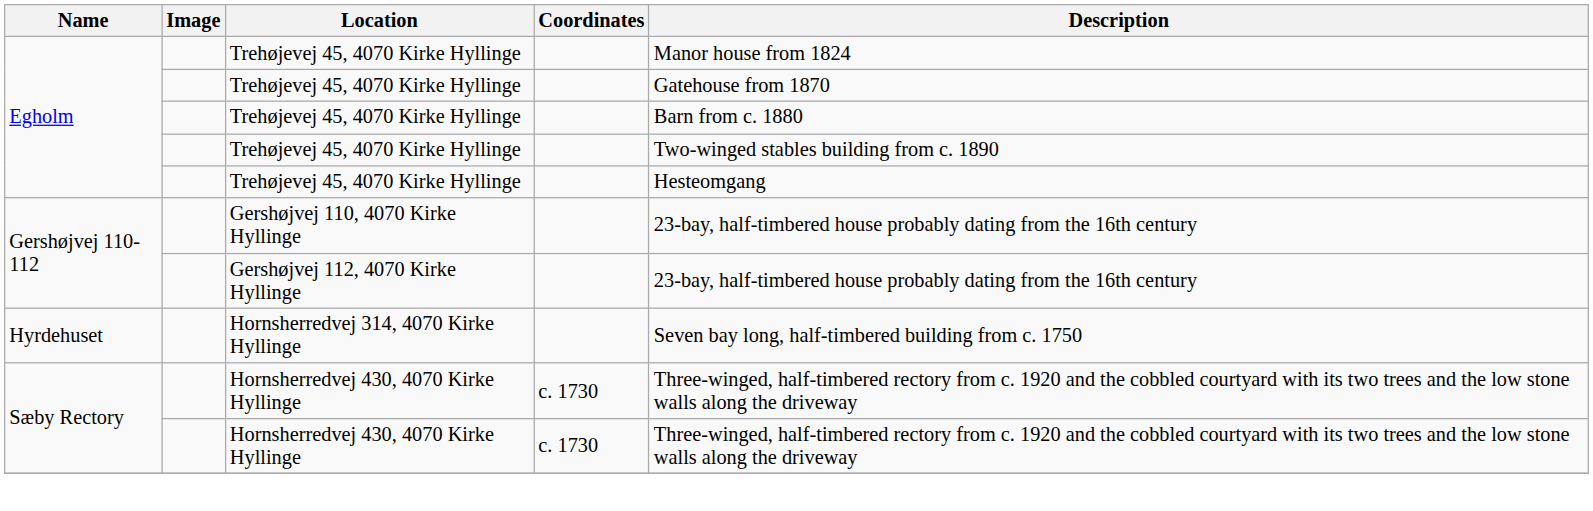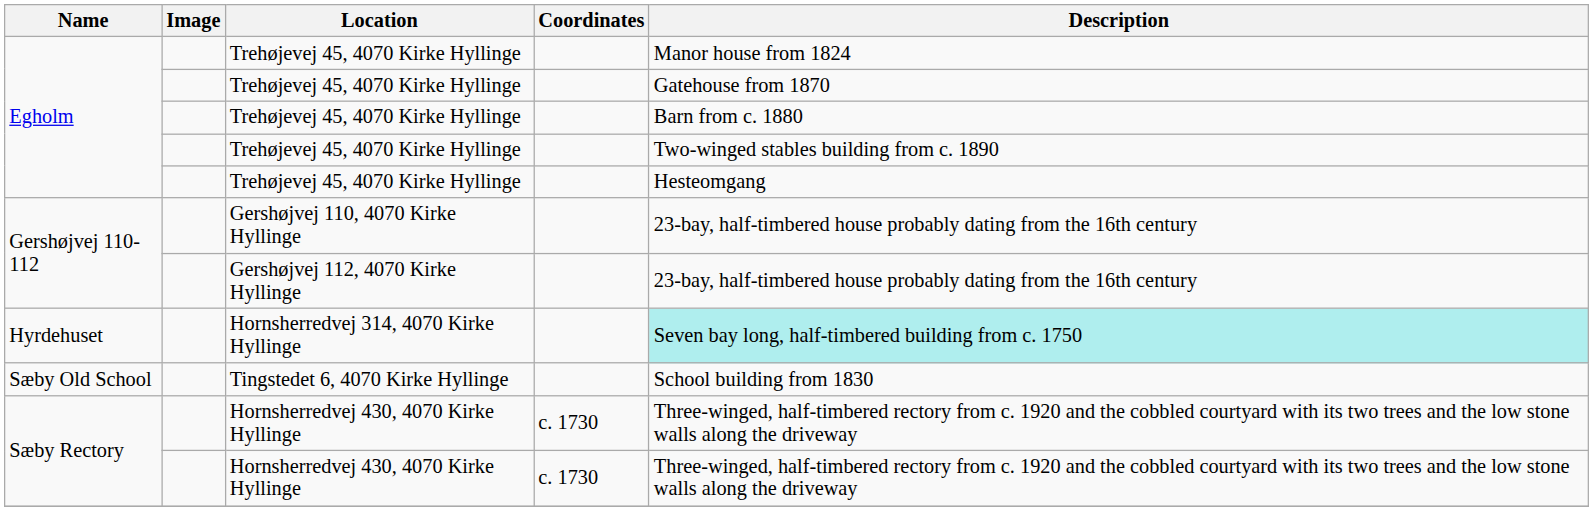(868, 335) no background -> (868, 335) paleturquoise background
+ row: (80, 379)
